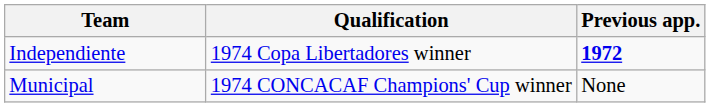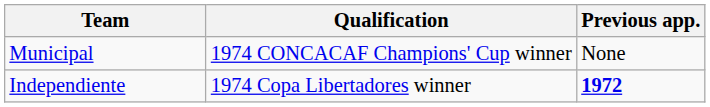rows swapped: (67, 53) <-> (51, 85)
